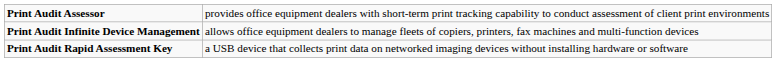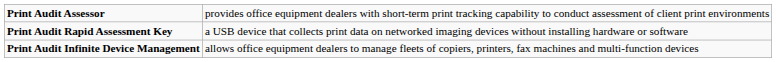rows swapped: (103, 31) <-> (90, 48)
